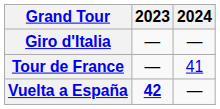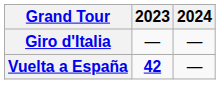- row: (68, 66)
